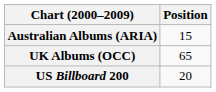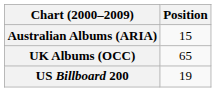(185, 76) 20 -> (185, 76) 19
